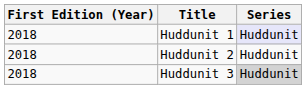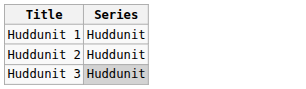- column: (81, 14)
(269, 34) lavender background -> (116, 34) no background
